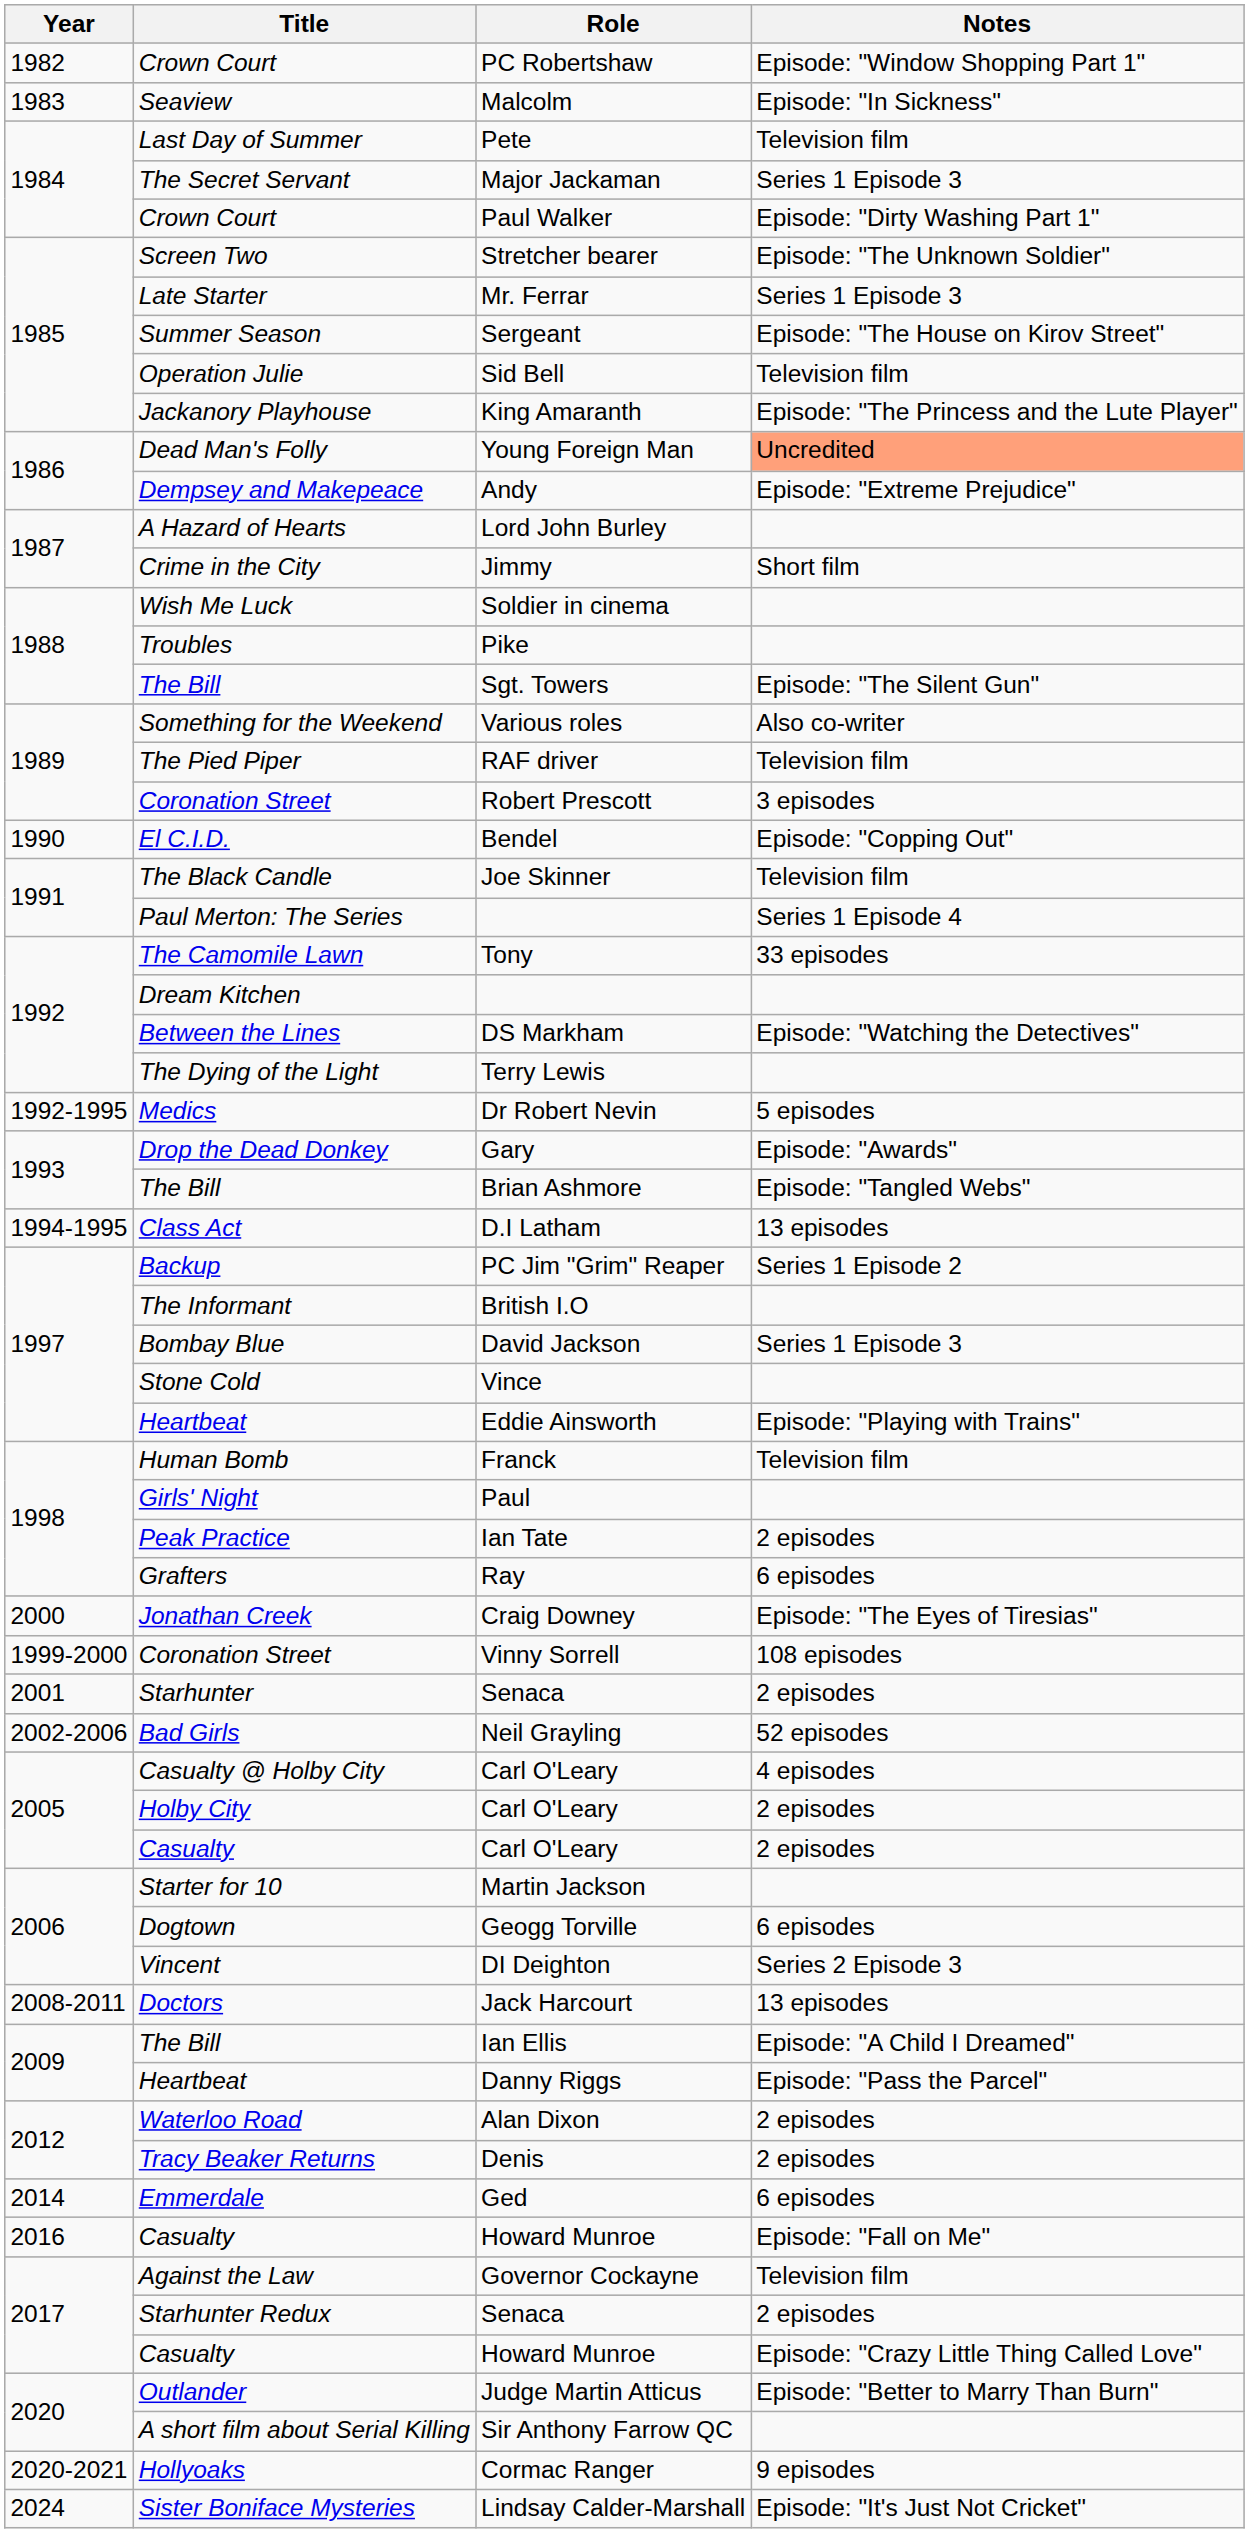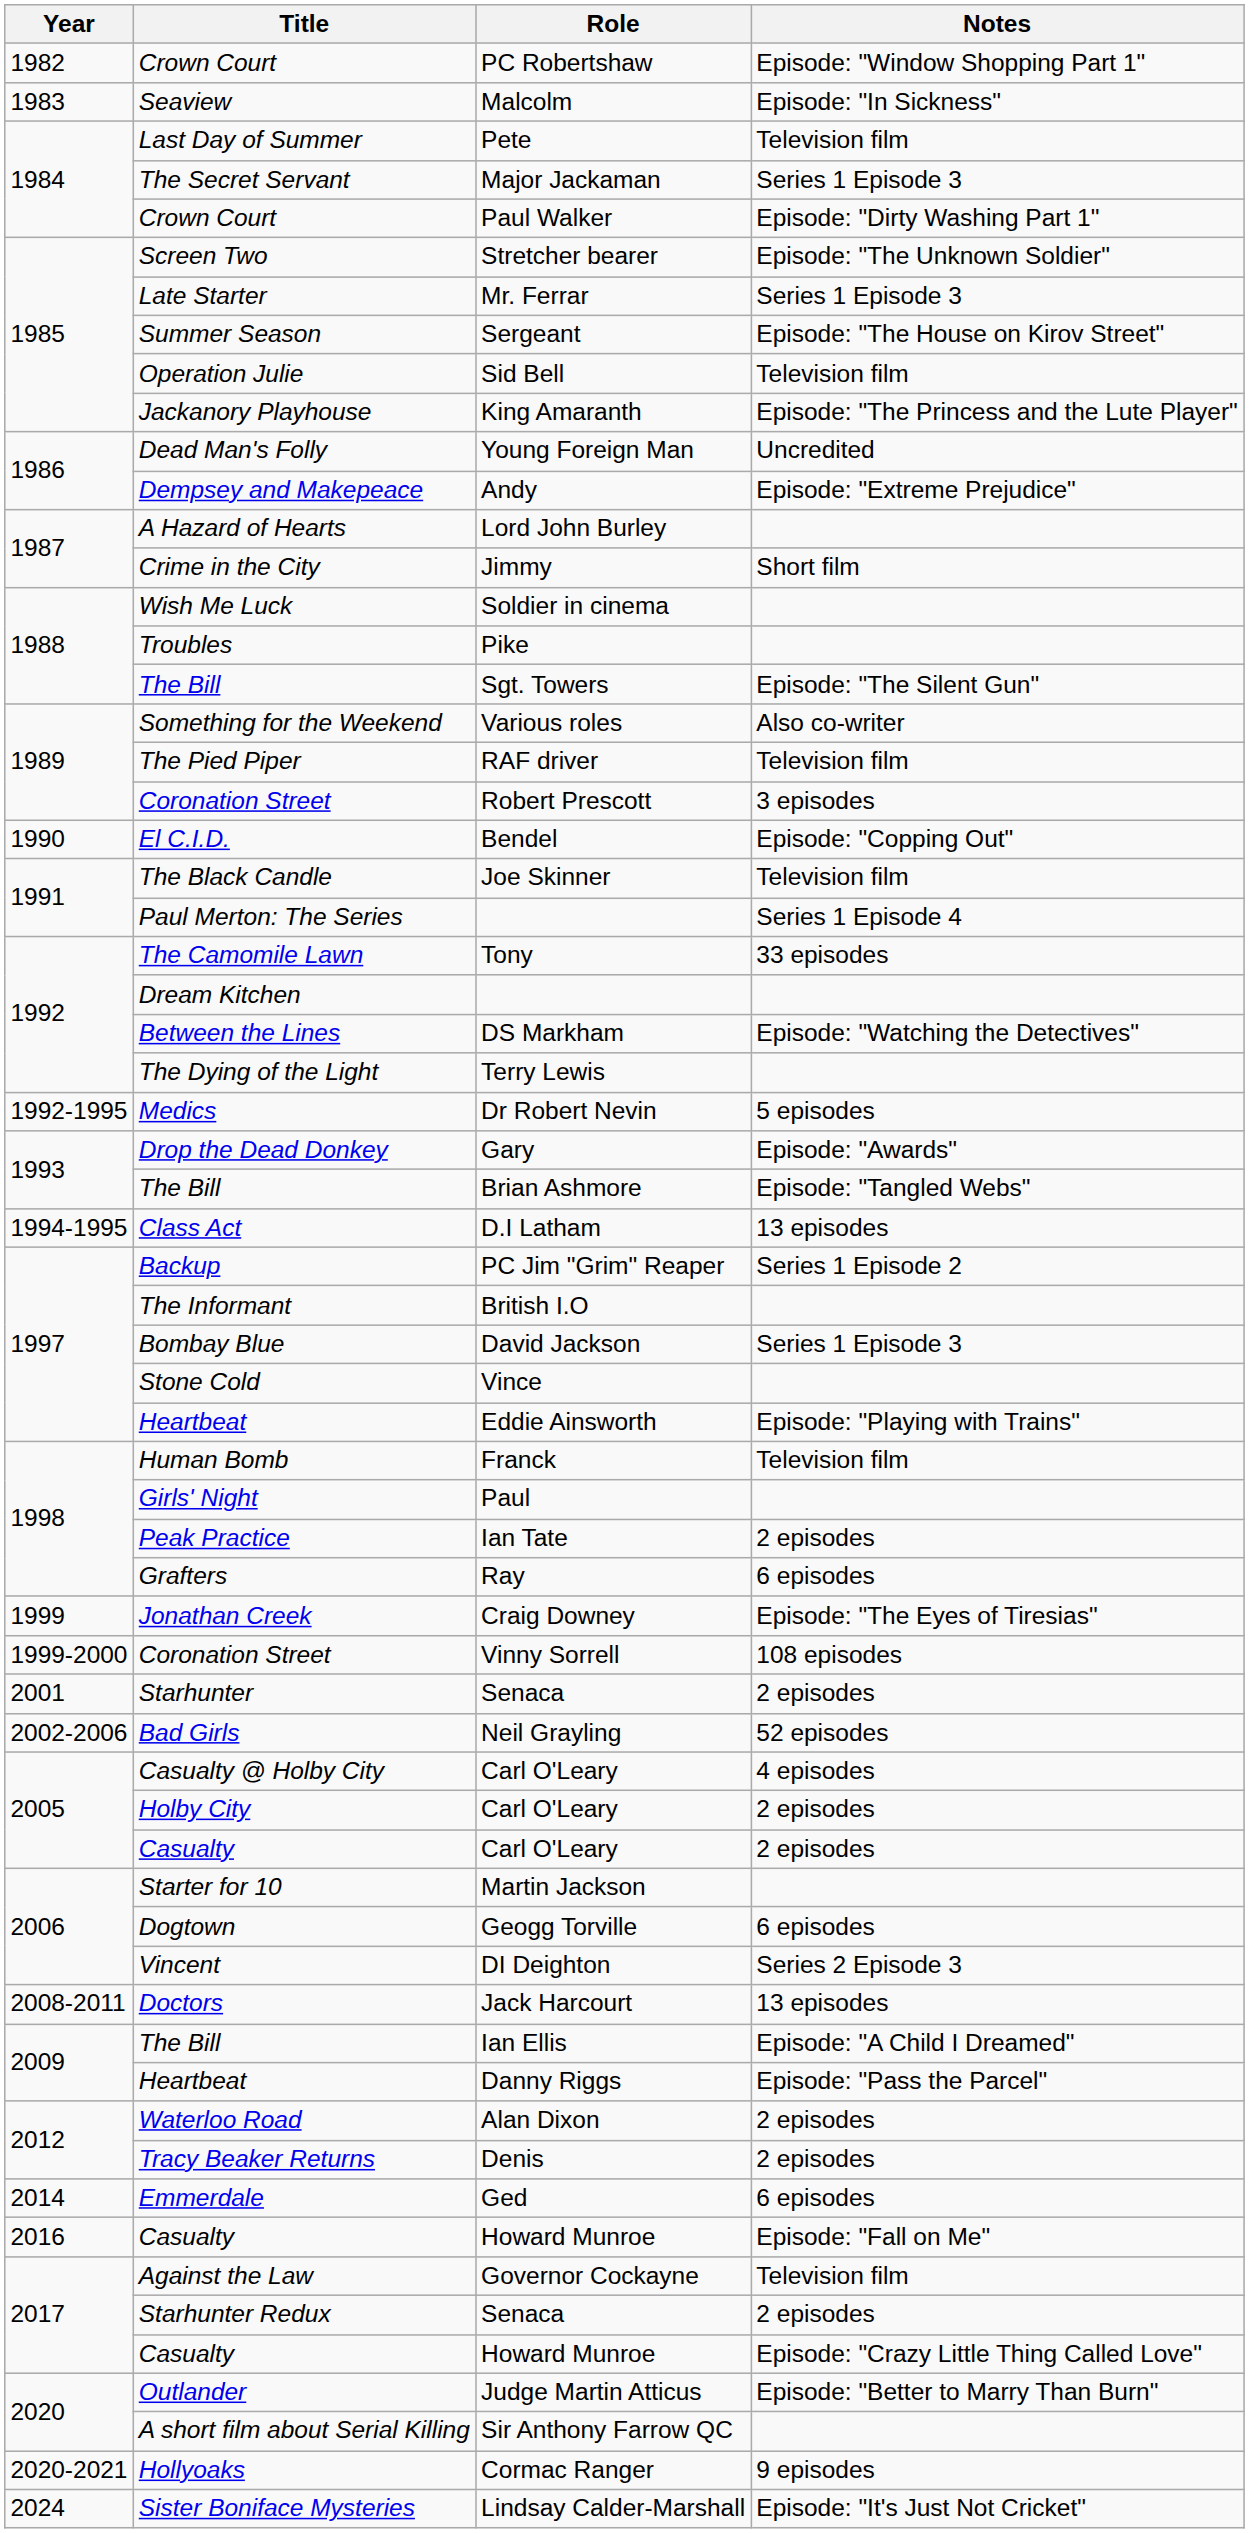(816, 450) lightsalmon background -> (816, 450) no background
(38, 1615) 2000 -> (38, 1615) 1999
